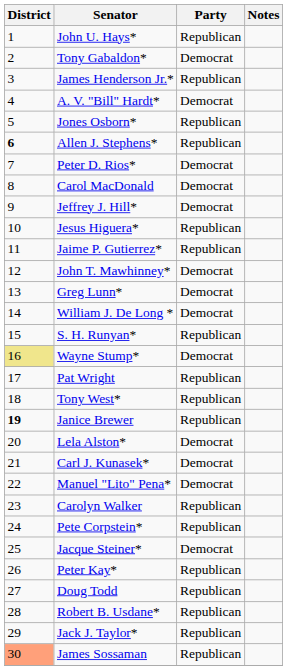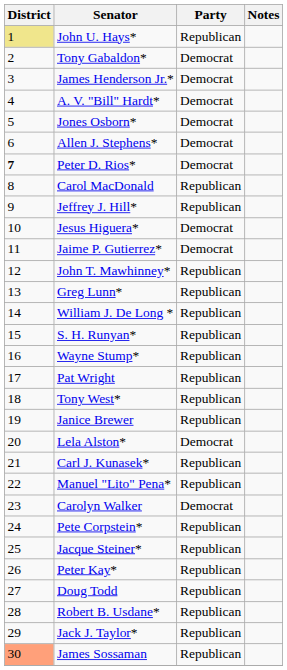(11, 36) no background -> (11, 36) khaki background
(211, 79) Republican -> (207, 79) Democrat
(211, 121) Republican -> (207, 121) Democrat
(11, 143) bold -> (11, 143) normal
(211, 143) Republican -> (207, 143) Democrat
(11, 164) normal -> (11, 164) bold
(207, 185) Democrat -> (211, 185) Republican
(207, 206) Democrat -> (211, 206) Republican
(211, 228) Republican -> (207, 228) Democrat
(211, 249) Republican -> (207, 249) Democrat
(207, 270) Democrat -> (211, 270) Republican
(207, 292) Democrat -> (211, 292) Republican
(207, 313) Democrat -> (211, 313) Republican
(14, 356) khaki background -> (14, 356) no background
(207, 356) Democrat -> (211, 356) Republican
(14, 420) bold -> (14, 420) normal
(207, 462) Democrat -> (211, 462) Republican
(207, 484) Democrat -> (211, 484) Republican
(211, 505) Republican -> (207, 505) Democrat
(207, 548) Democrat -> (211, 548) Republican
